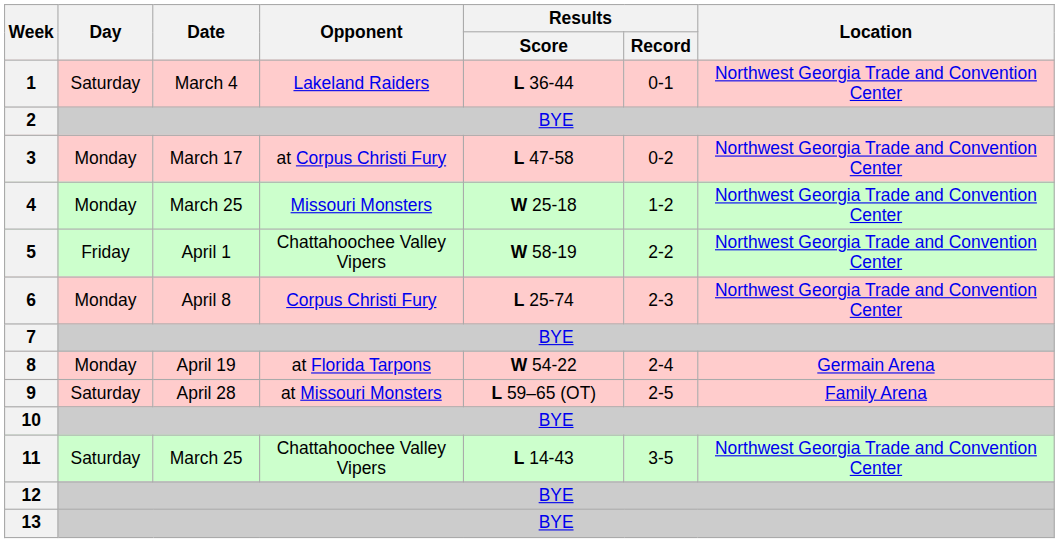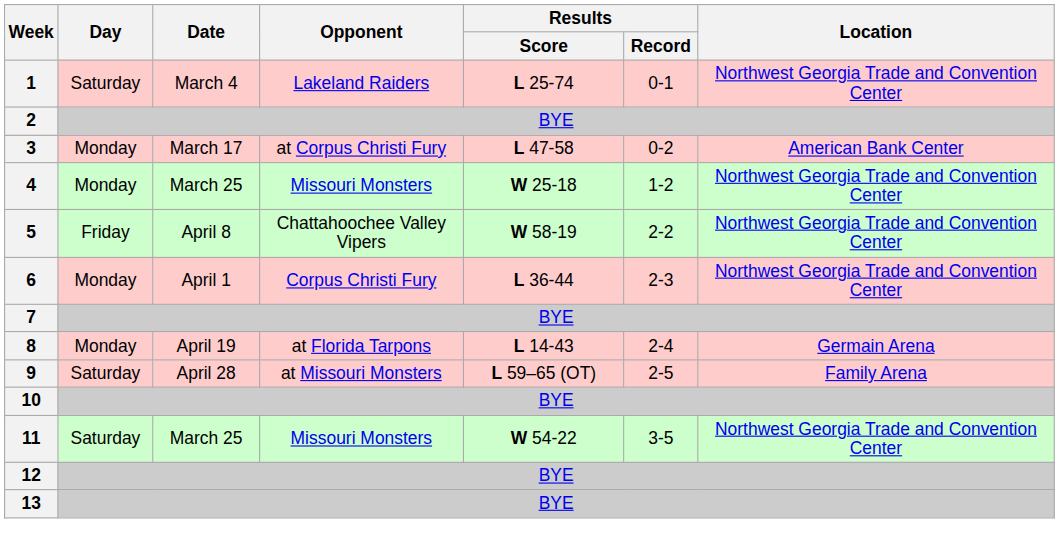(544, 83) L 36-44 -> (544, 83) L 25-74
(876, 158) Northwest Georgia Trade and Convention Center -> (876, 148) American Bank Center
(206, 252) April 1 -> (206, 233) April 8
(206, 300) April 8 -> (206, 280) April 1
(544, 300) L 25-74 -> (544, 280) L 36-44
(544, 365) W 54-22 -> (544, 345) L 14-43
(361, 458) Chattahoochee Valley Vipers -> (361, 438) Missouri Monsters
(544, 458) L 14-43 -> (544, 438) W 54-22
